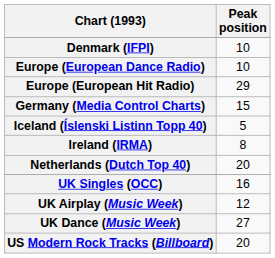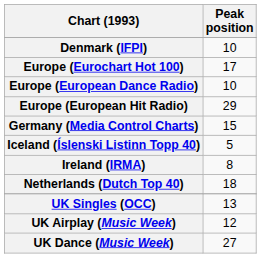+ row: (104, 67)
(243, 164) 20 -> (230, 184) 18
(243, 184) 16 -> (230, 203) 13
- row: (110, 243)
